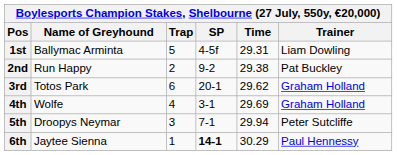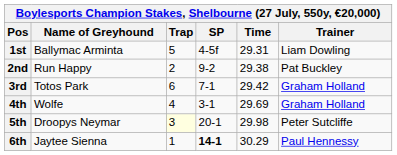(210, 86) 20-1 -> (207, 86) 7-1
(254, 86) 29.62 -> (254, 86) 29.42
(172, 123) no background -> (172, 123) lightyellow background
(207, 123) 7-1 -> (210, 123) 20-1
(254, 123) 29.94 -> (254, 123) 29.98
